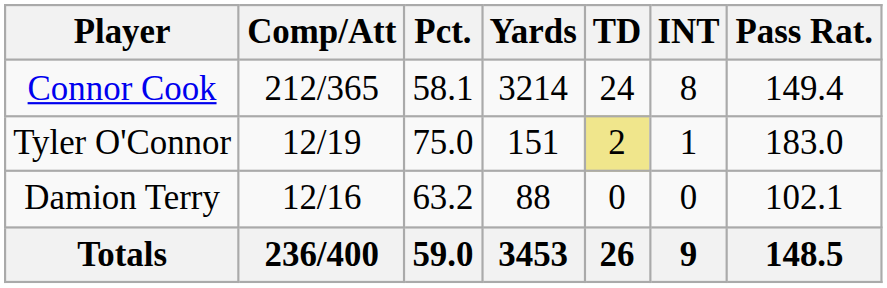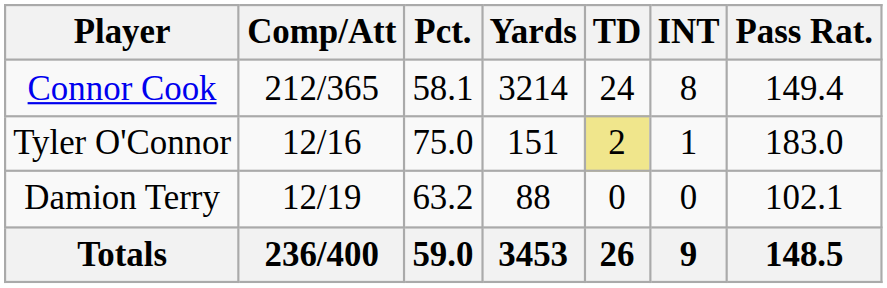(322, 142) 12/19 -> (322, 142) 12/16
(322, 198) 12/16 -> (322, 198) 12/19
